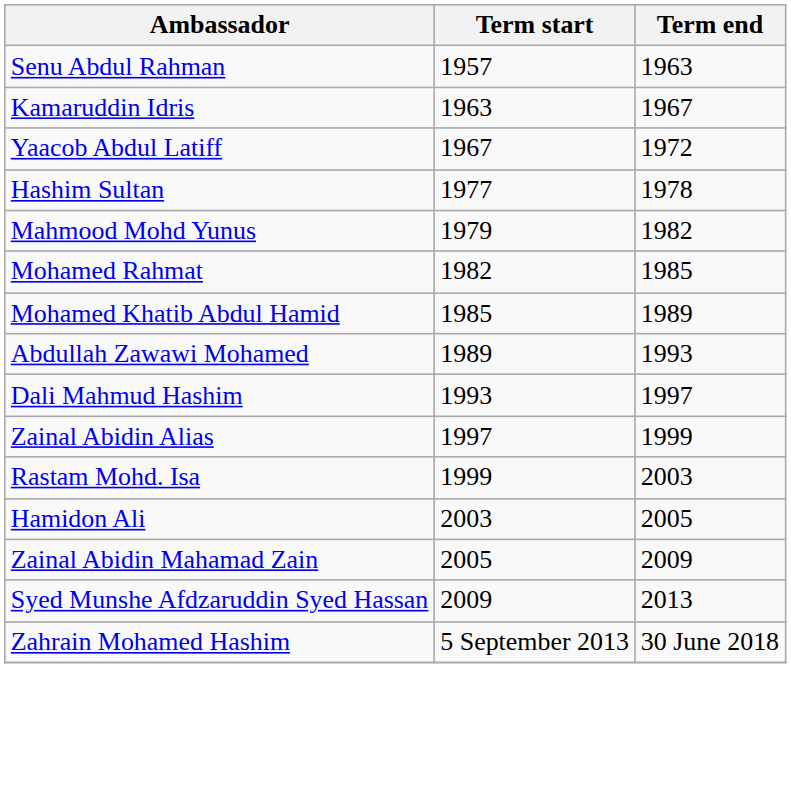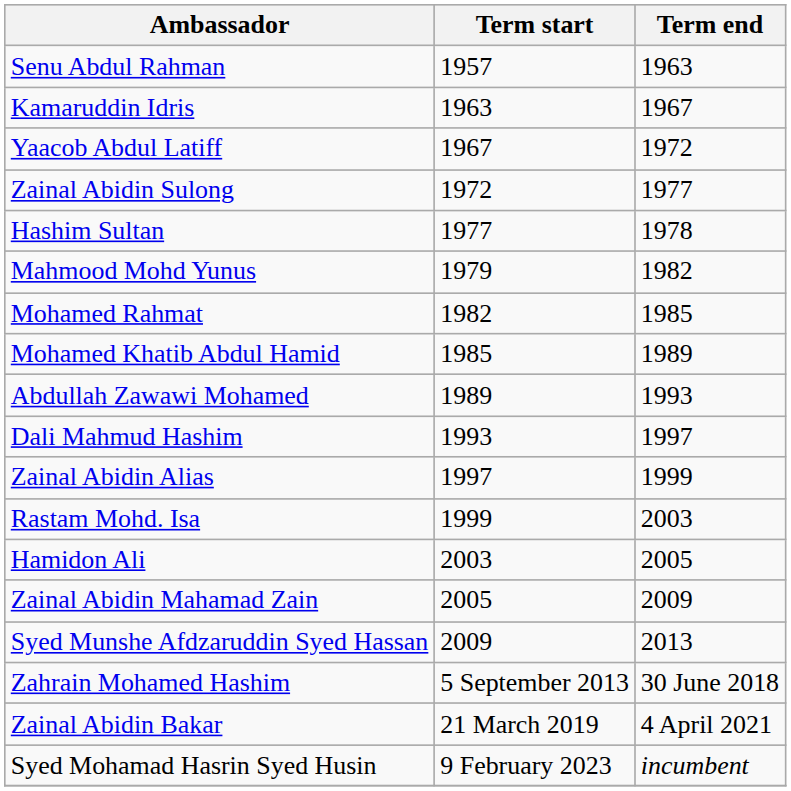+ row: (122, 189)
+ row: (117, 723)
+ row: (194, 764)
